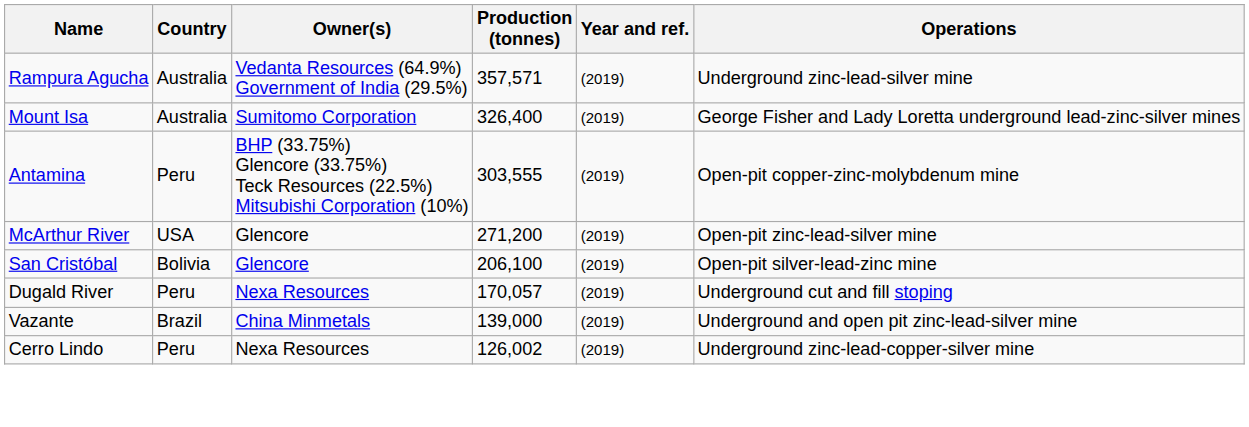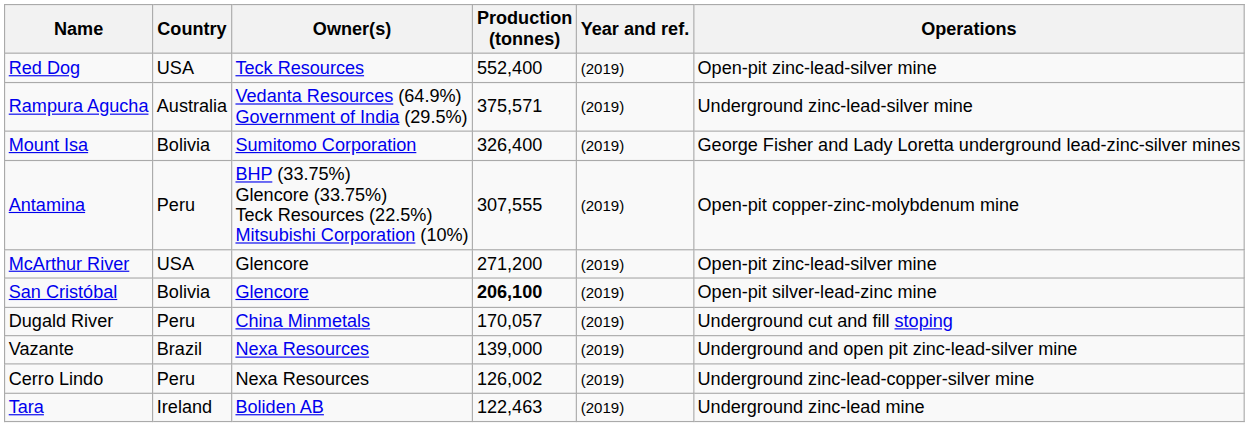+ row: (44, 67)
(510, 78) 357,571 -> (510, 106) 375,571
(192, 116) Australia -> (183, 145) Bolivia
(510, 176) 303,555 -> (510, 204) 307,555
(510, 263) normal -> (510, 292) bold
(302, 292) Nexa Resources -> (303, 321) China Minmetals
(303, 321) China Minmetals -> (302, 349) Nexa Resources
+ row: (26, 407)
